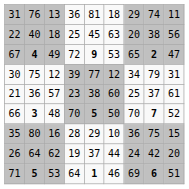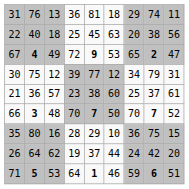(94, 114) 5 -> (94, 114) 7
(134, 174) 69 -> (134, 174) 59
